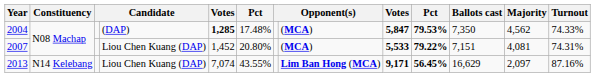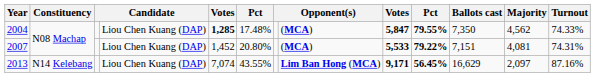(116, 30) (DAP) -> (154, 30) Liou Chen Kuang (DAP)
(431, 30) 79.53% -> (431, 30) 79.55%
